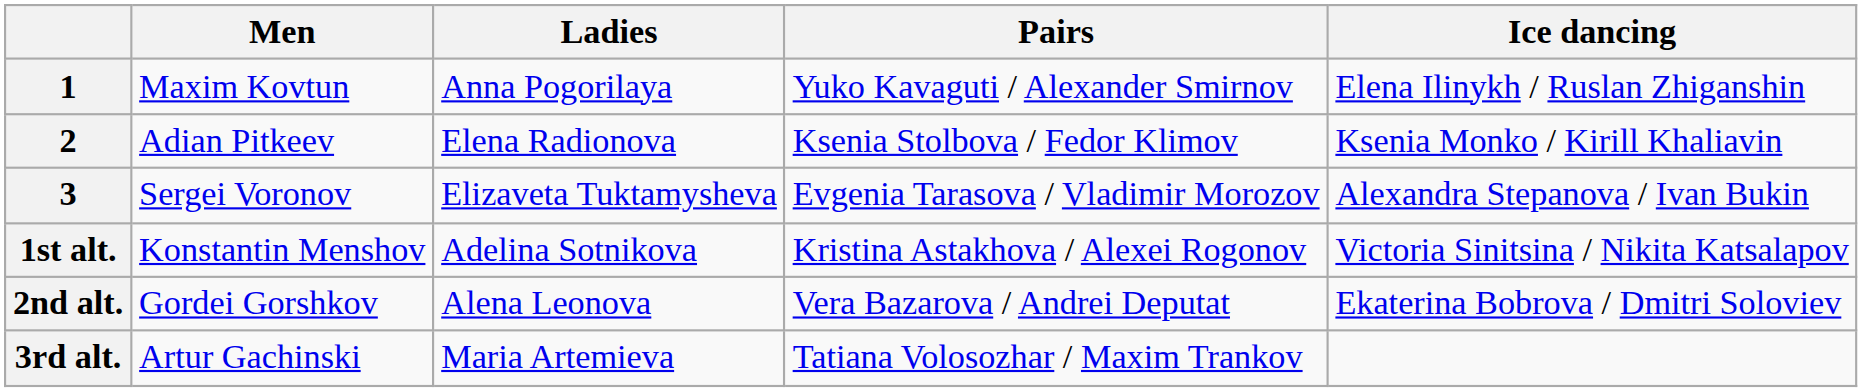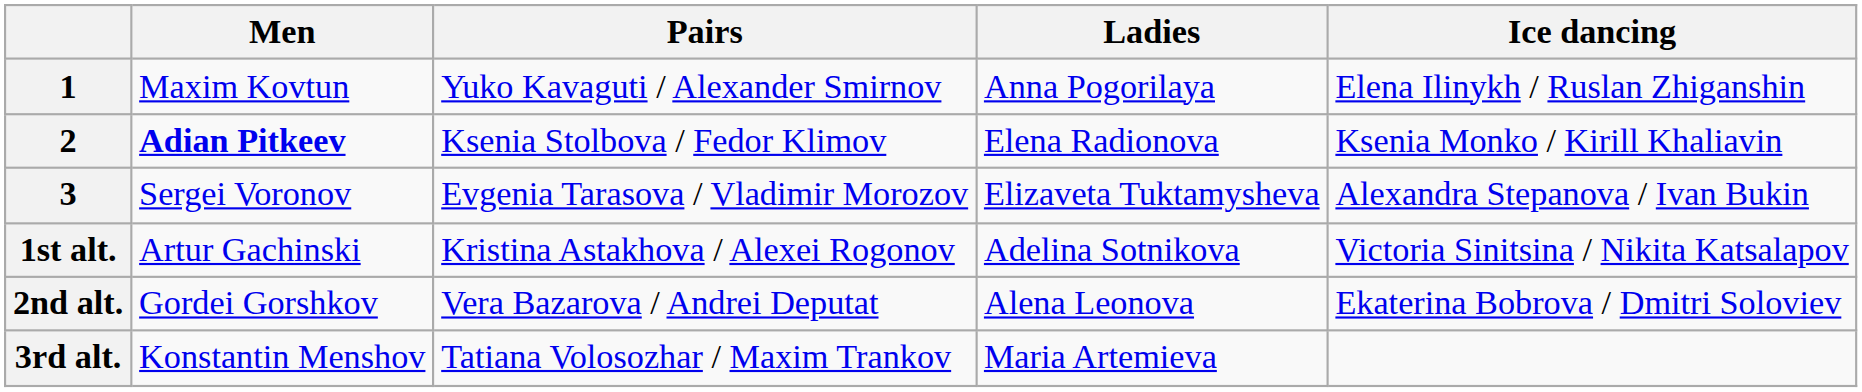columns swapped: (609, 31) <-> (1056, 31)
(237, 140) normal -> (242, 140) bold
(282, 248) Konstantin Menshov -> (250, 248) Artur Gachinski
(250, 357) Artur Gachinski -> (282, 357) Konstantin Menshov
